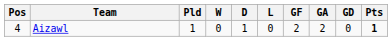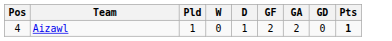- column: (270, 12)
